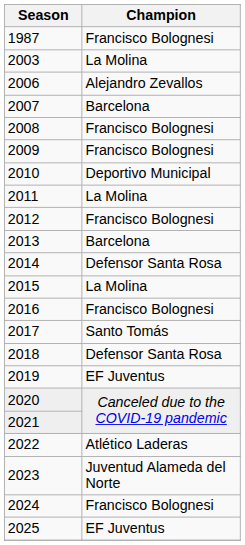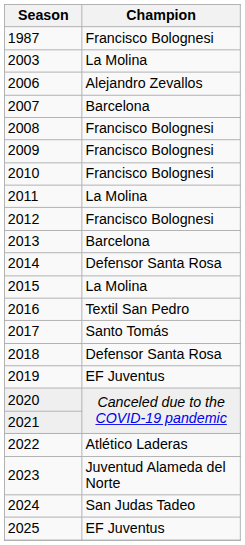(148, 173) Deportivo Municipal -> (150, 173) Francisco Bolognesi
(150, 309) Francisco Bolognesi -> (137, 309) Textil San Pedro
(150, 506) Francisco Bolognesi -> (140, 506) San Judas Tadeo
